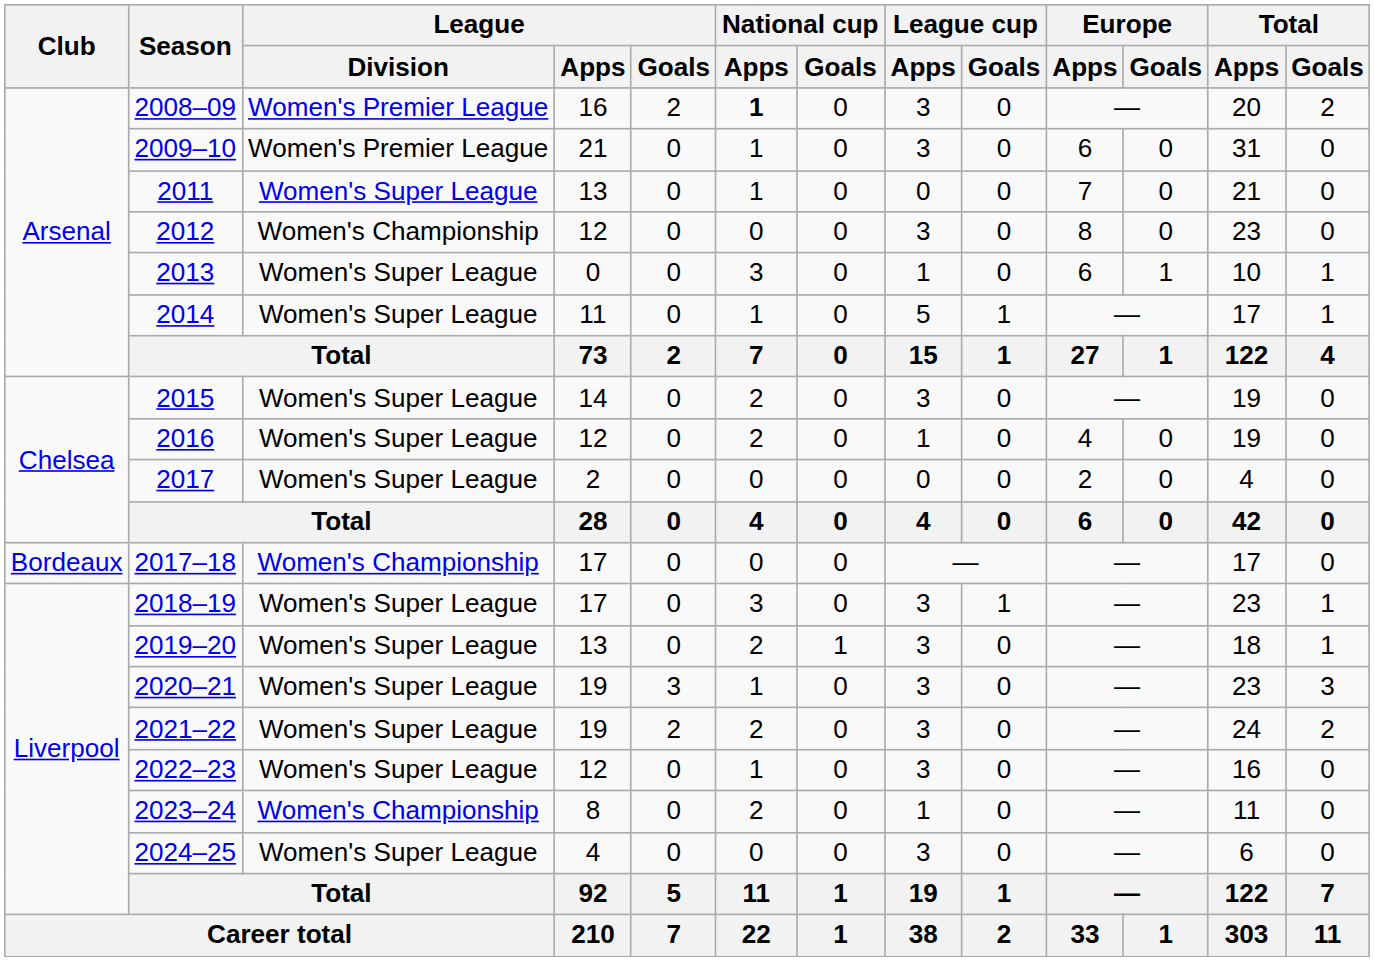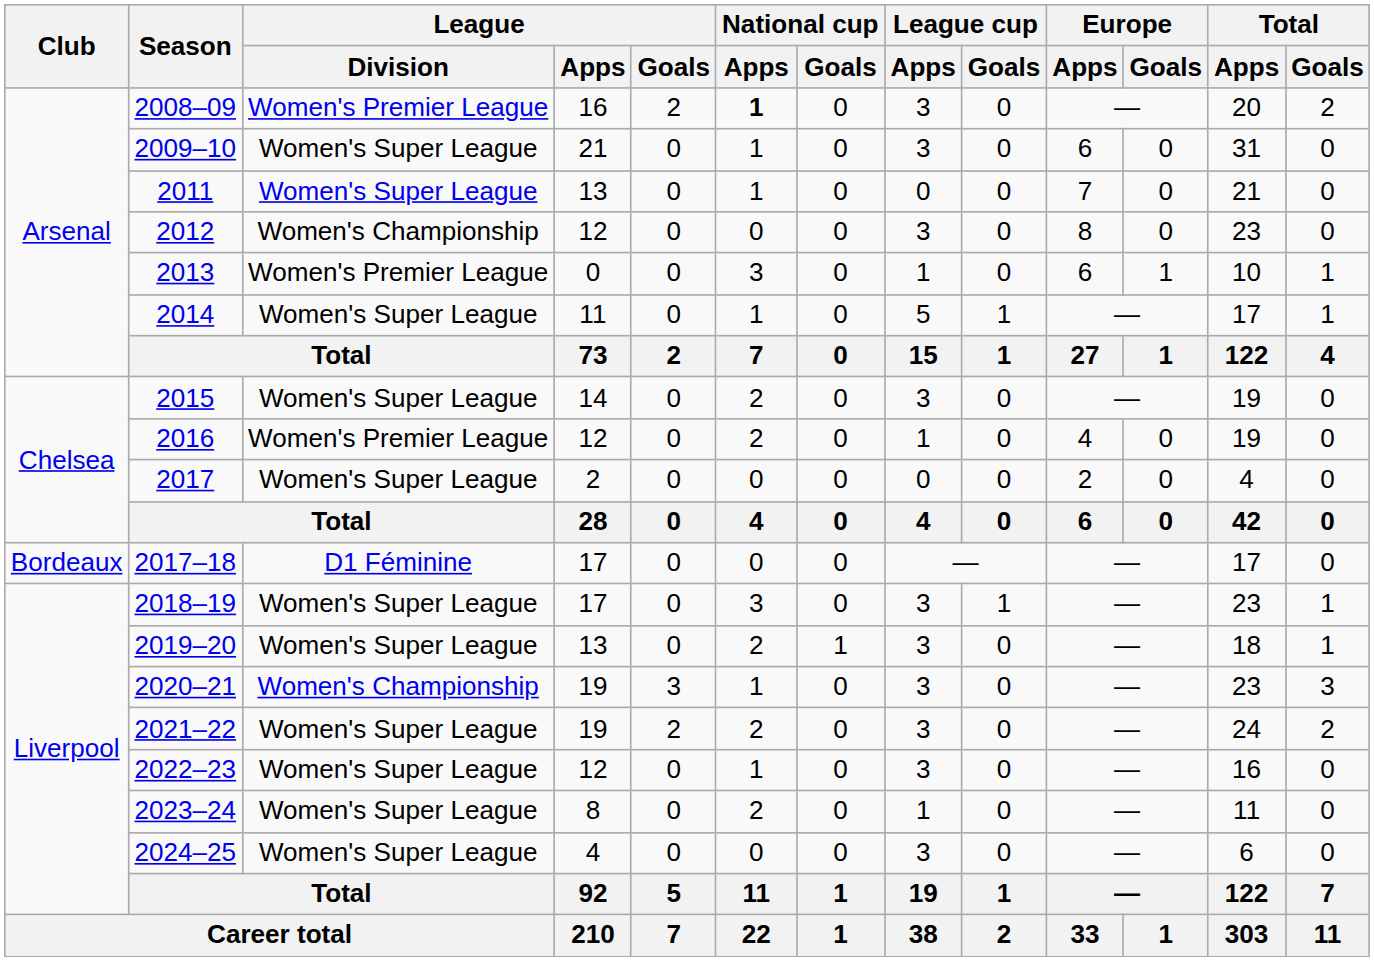(398, 149) Women's Premier League -> (398, 149) Women's Super League
(398, 273) Women's Super League -> (398, 273) Women's Premier League
(398, 438) Women's Super League -> (398, 438) Women's Premier League
(398, 562) Women's Championship -> (398, 562) D1 Féminine
(398, 686) Women's Super League -> (398, 686) Women's Championship
(398, 811) Women's Championship -> (398, 811) Women's Super League
